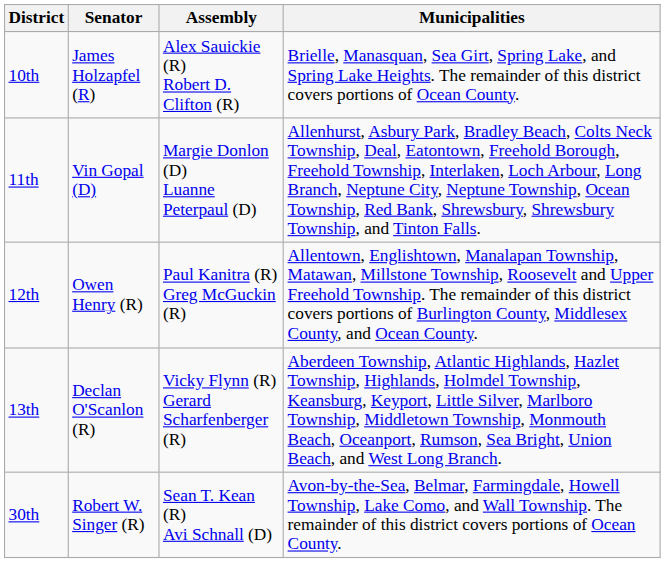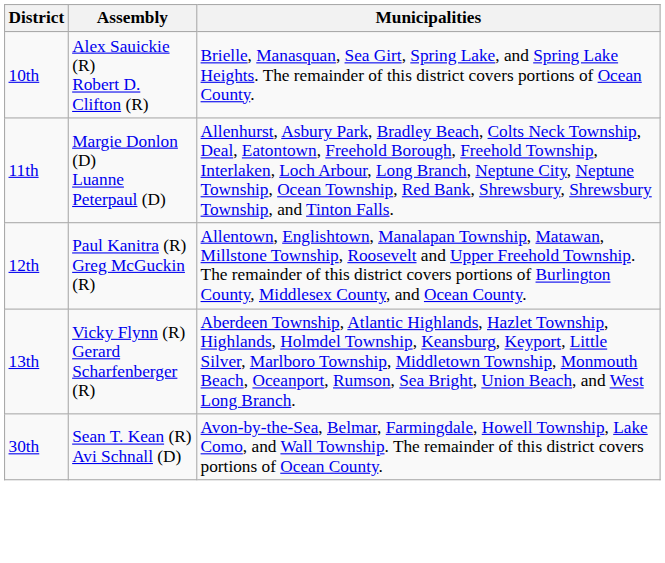- column: (114, 18)
